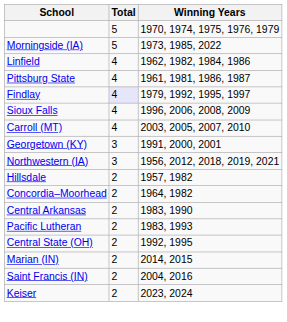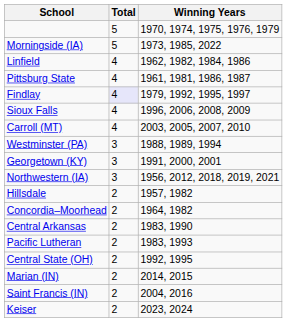+ row: (47, 144)
